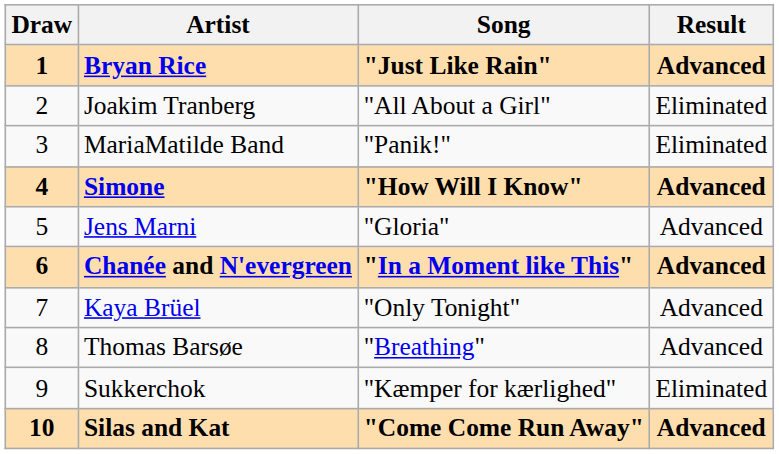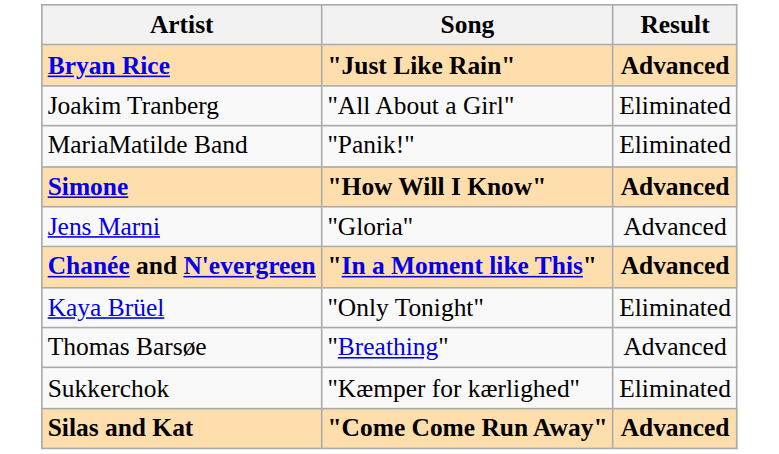- column: (42, 24)
(711, 307) Advanced -> (675, 307) Eliminated
